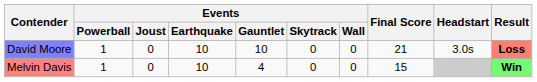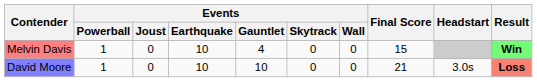rows swapped: (39, 67) <-> (39, 49)
